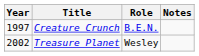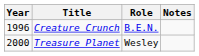(18, 28) 1997 -> (18, 28) 1996
(18, 43) 2002 -> (18, 43) 2000
